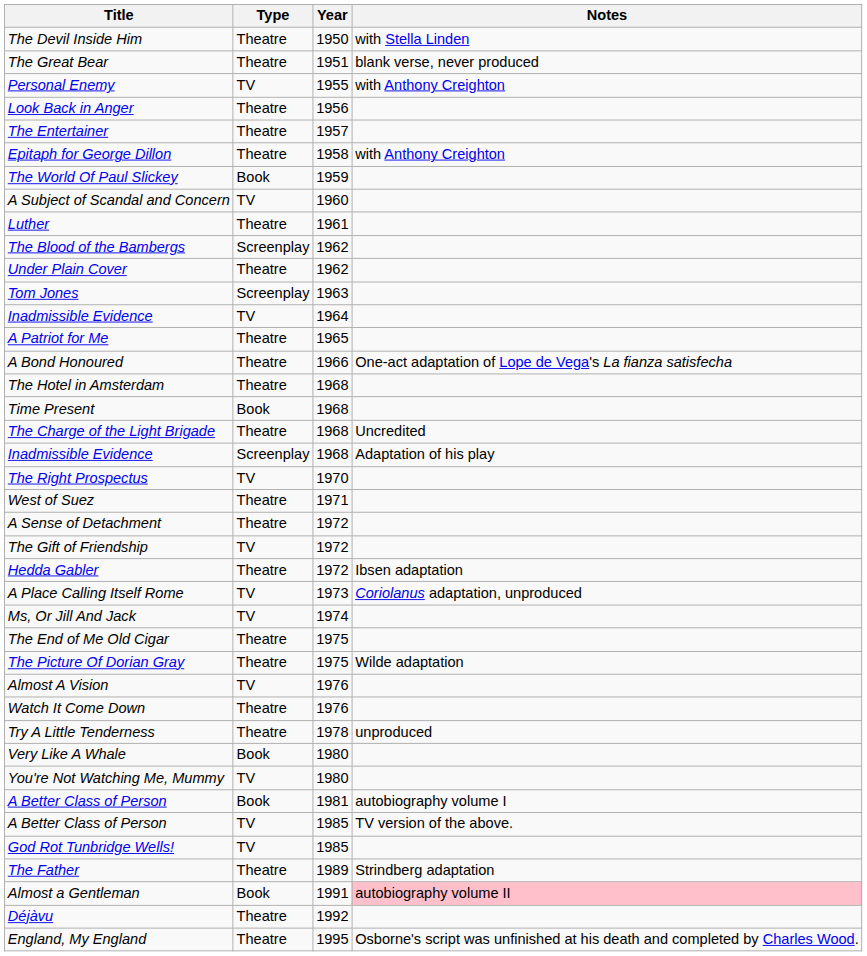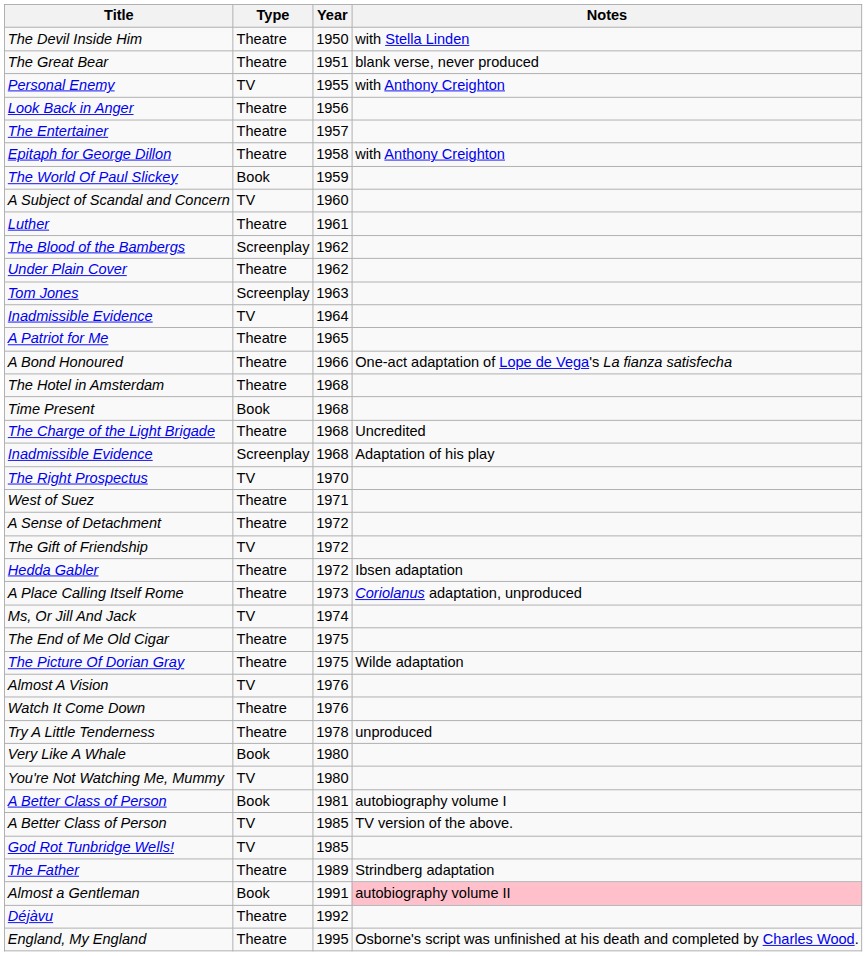(246, 593) TV -> (262, 593) Theatre
